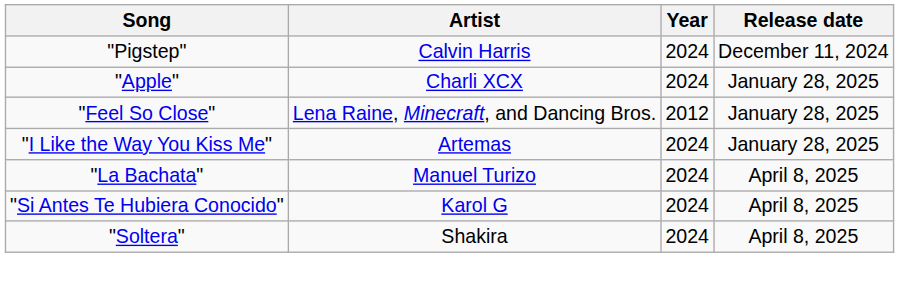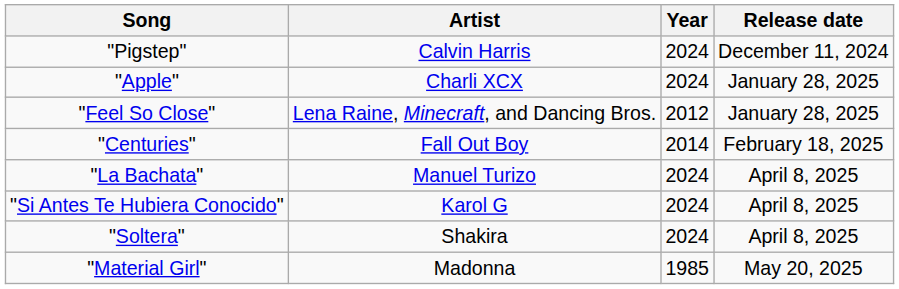- row: (147, 144)
+ row: (147, 144)
+ row: (147, 268)
